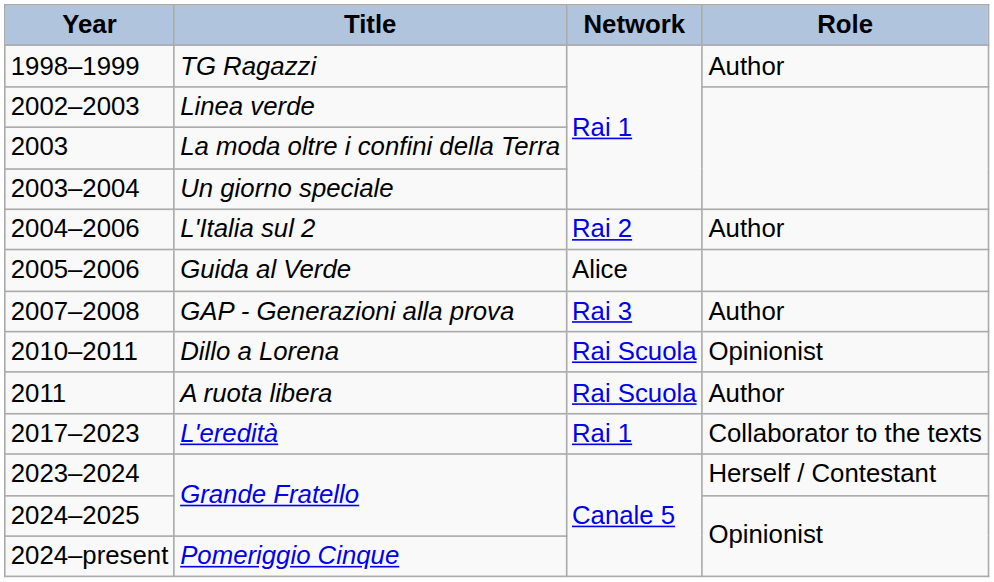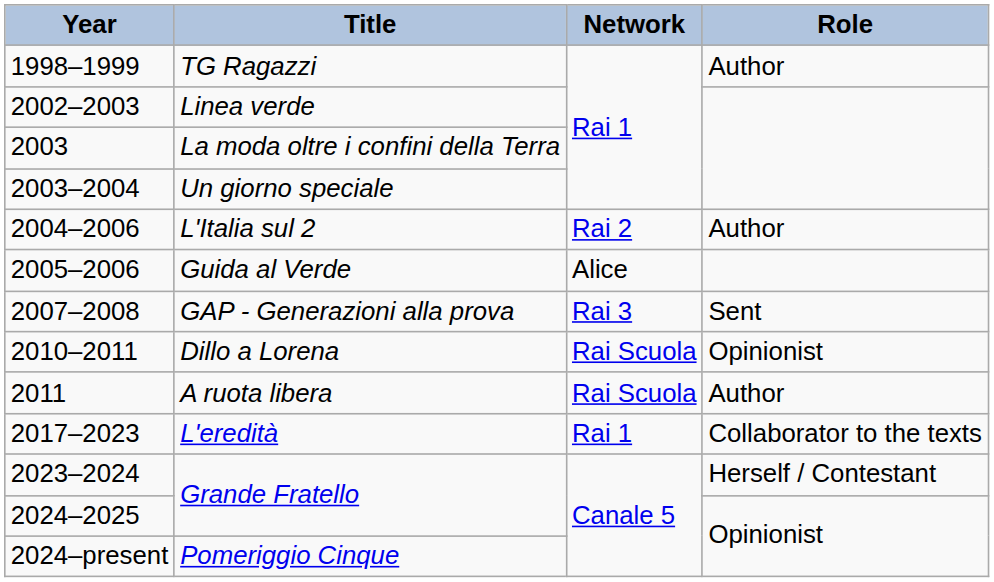(746, 310) Author -> (735, 310) Sent
